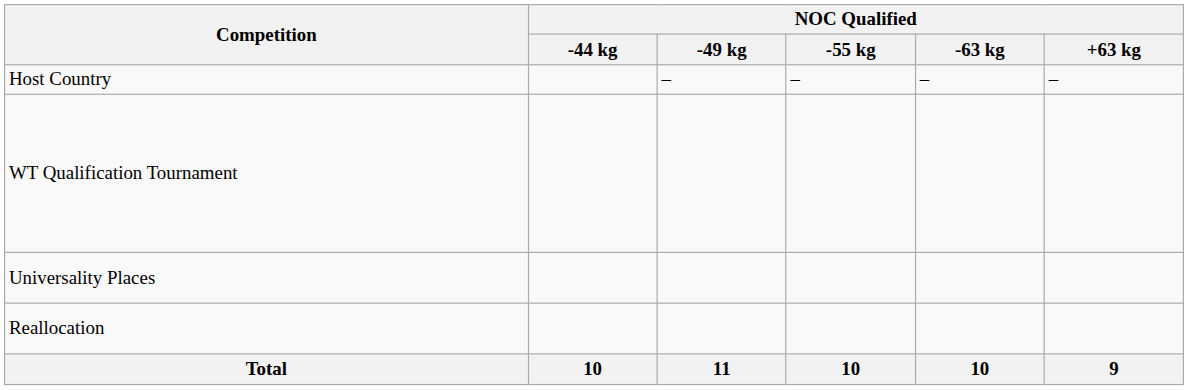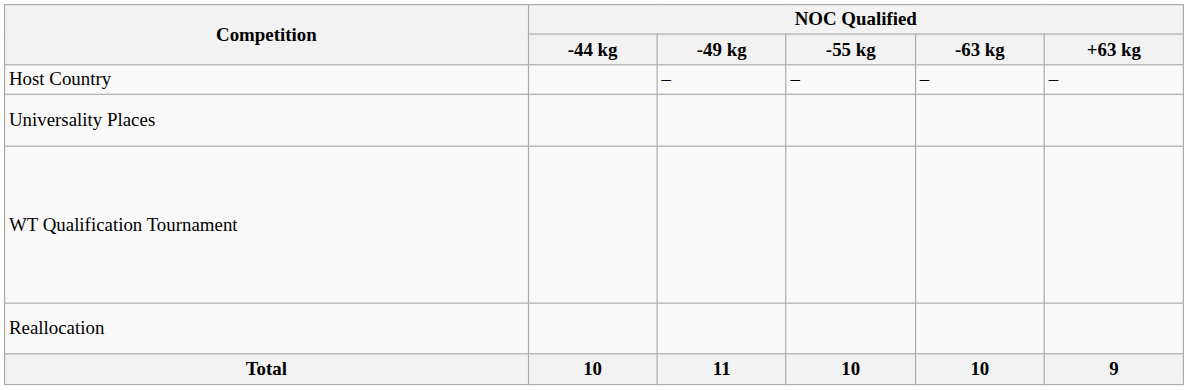rows swapped: (123, 173) <-> (82, 277)
